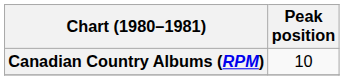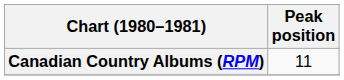(304, 61) 10 -> (304, 61) 11
